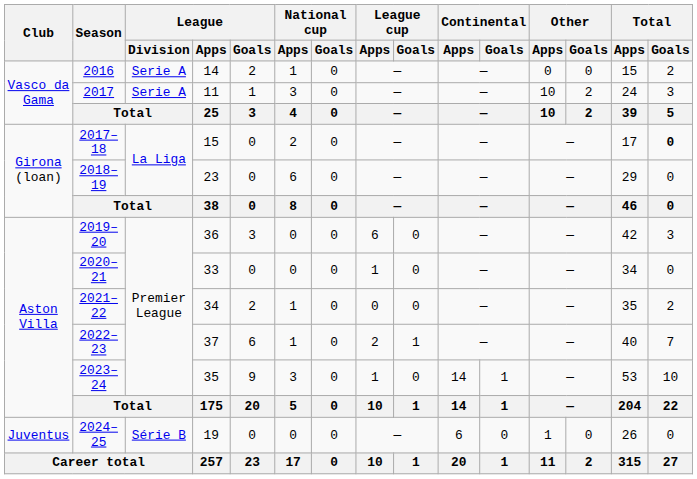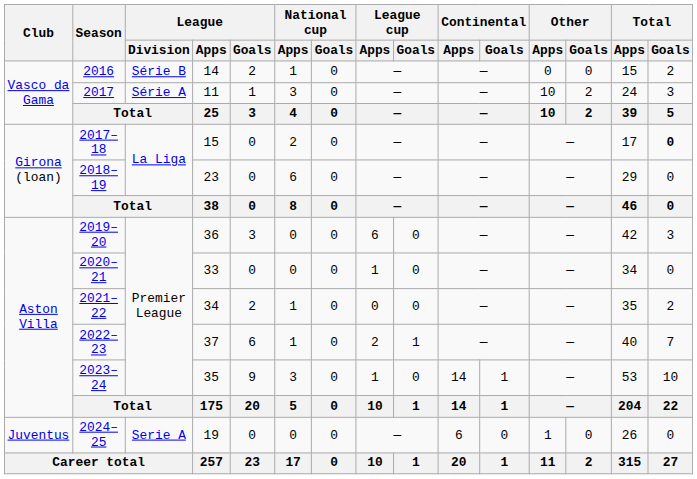(159, 72) Serie A -> (159, 72) Série B
(159, 93) Serie A -> (159, 93) Série A
(159, 435) Série B -> (159, 435) Serie A
